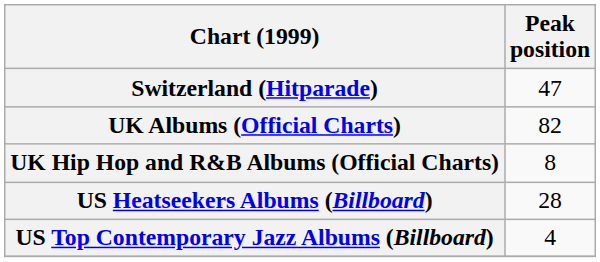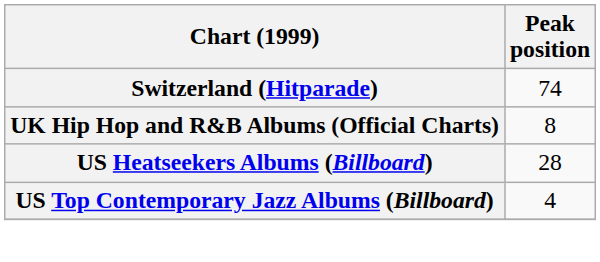(550, 87) 47 -> (550, 87) 74
- row: (255, 125)
